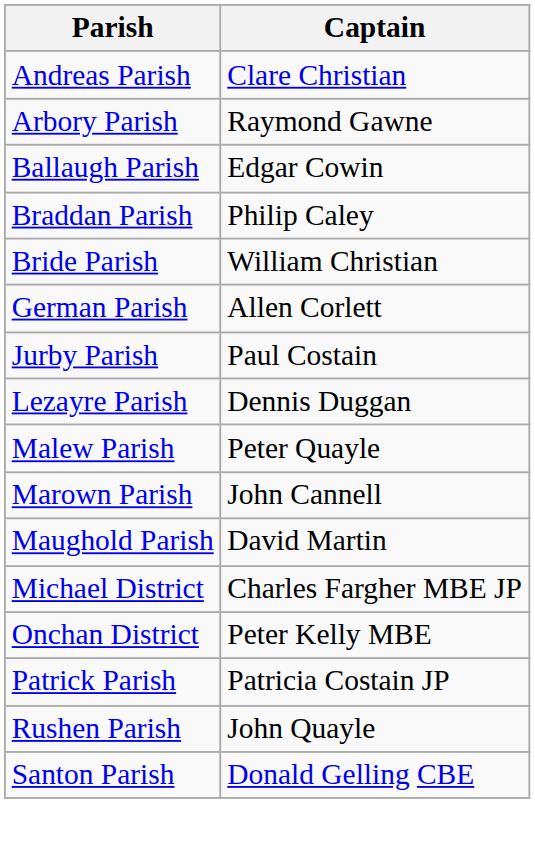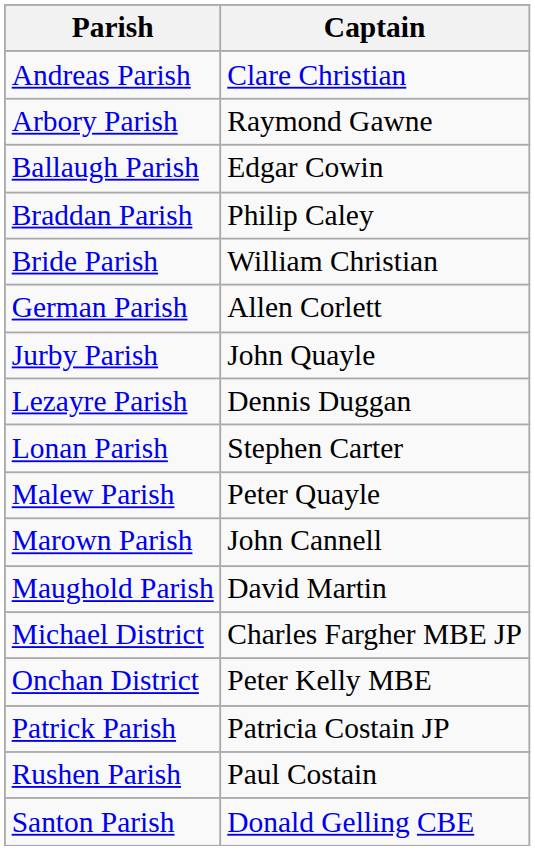(302, 354) Paul Costain -> (301, 354) John Quayle
+ row: (90, 448)
(301, 728) John Quayle -> (302, 774) Paul Costain
